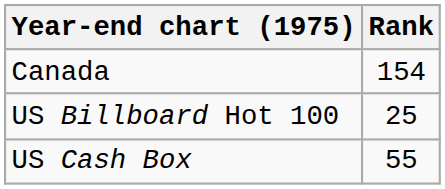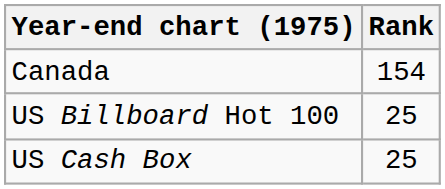(401, 161) 55 -> (401, 161) 25
